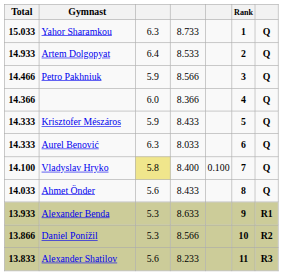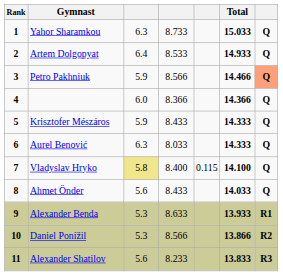columns swapped: (244, 12) <-> (22, 12)
(267, 76) no background -> (266, 76) lightsalmon background
(219, 168) 0.100 -> (207, 168) 0.115
